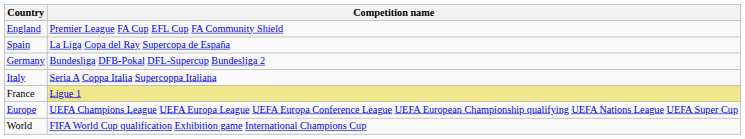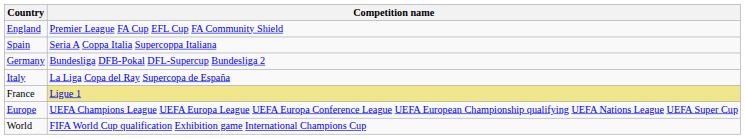(140, 45) La Liga Copa del Ray Supercopa de España -> (133, 45) Seria A Coppa Italia Supercoppa Italiana
(133, 77) Seria A Coppa Italia Supercoppa Italiana -> (140, 77) La Liga Copa del Ray Supercopa de España
